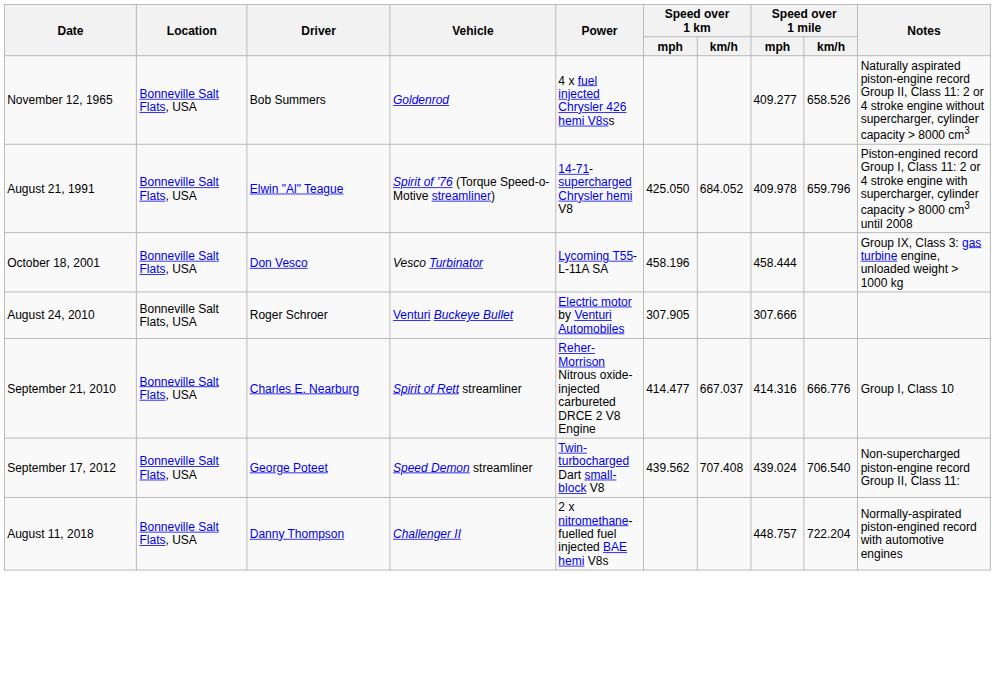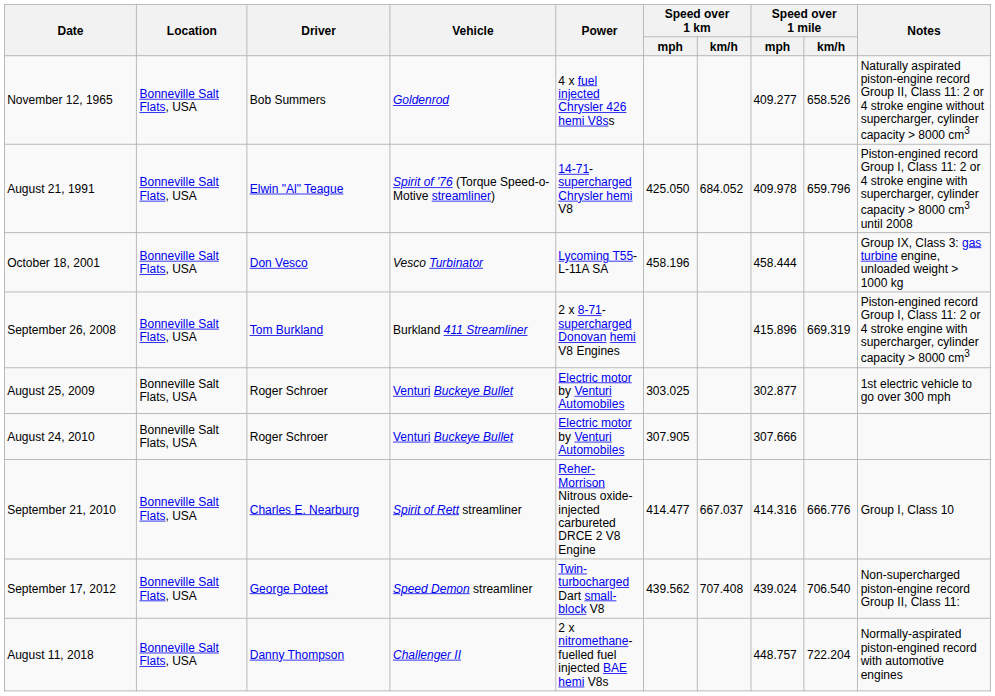+ row: (62, 330)
+ row: (51, 391)
